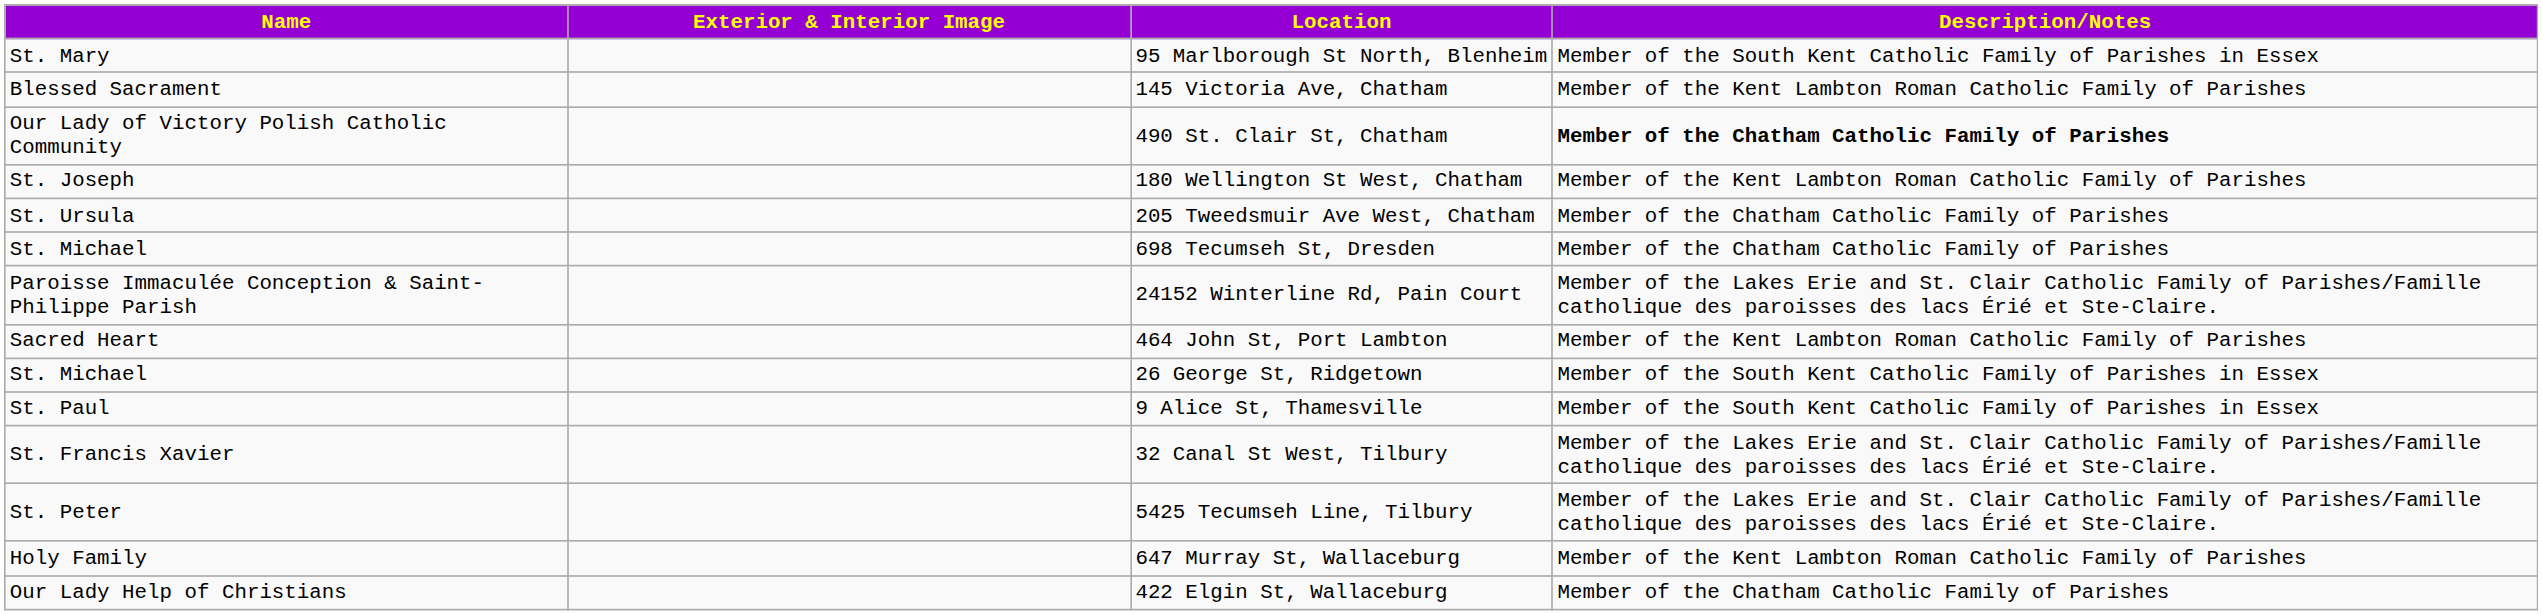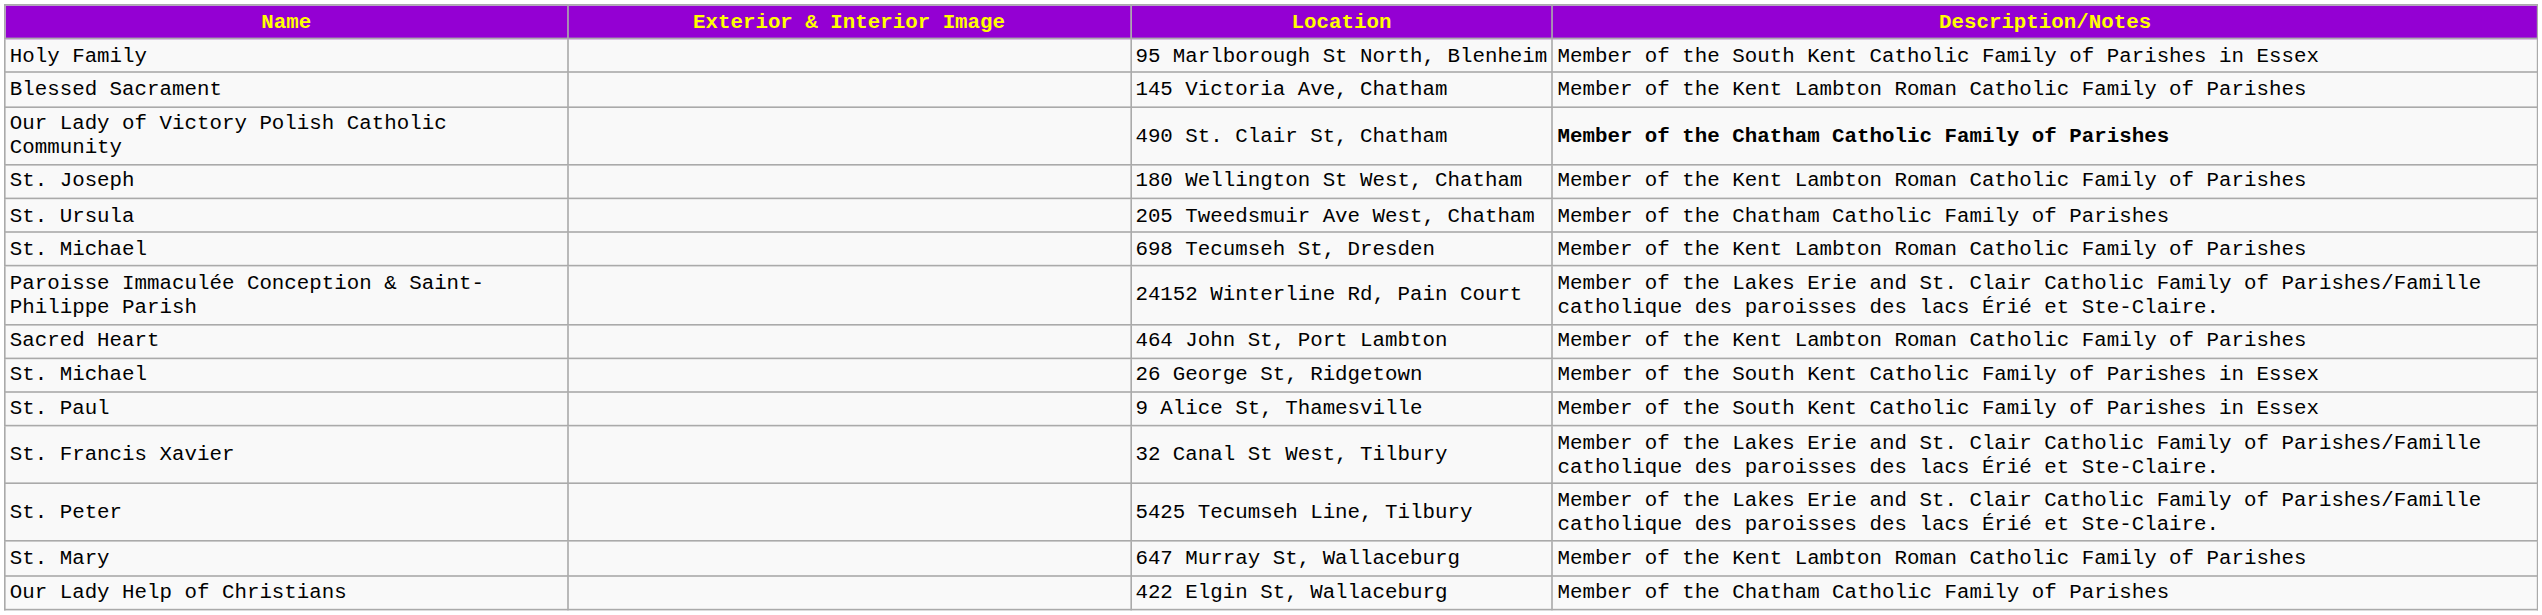(60, 56) St. Mary -> (78, 56) Holy Family
(1863, 249) Member of the Chatham Catholic Family of Parishes -> (1932, 249) Member of the Kent Lambton Roman Catholic Family of Parishes
(78, 558) Holy Family -> (60, 558) St. Mary
